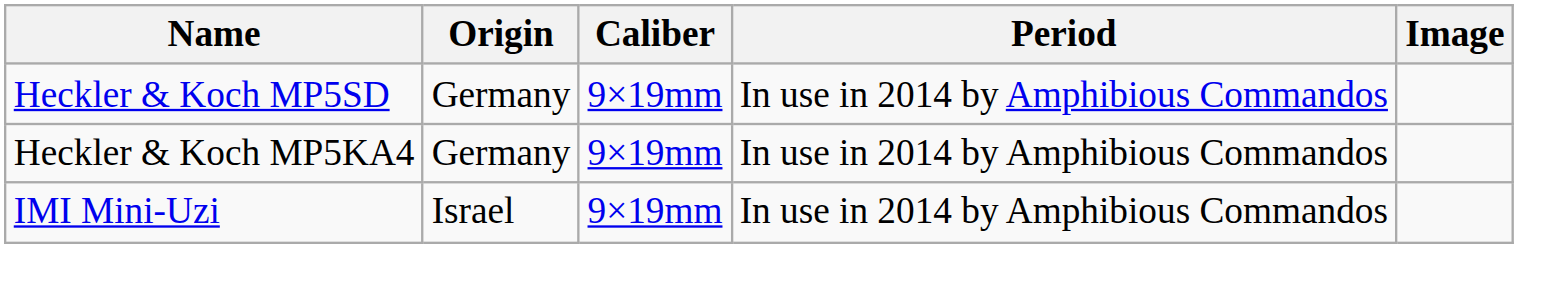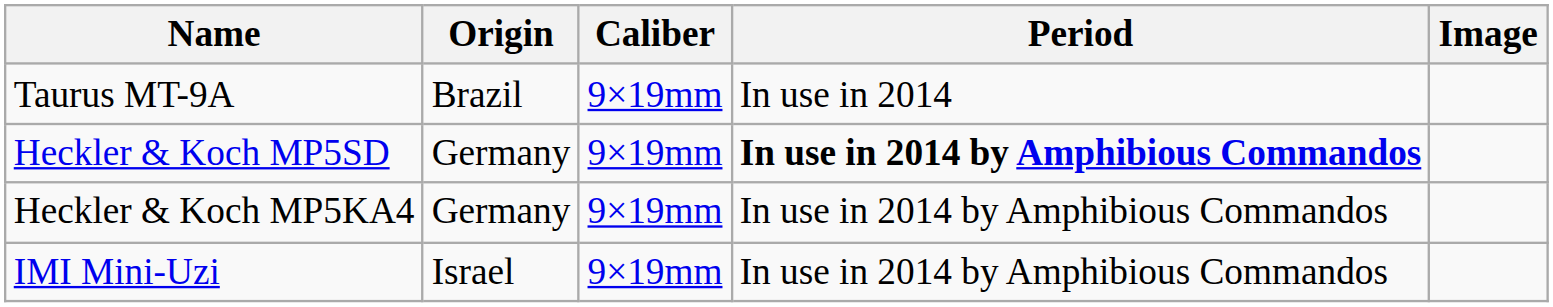+ row: (124, 93)
(1064, 93) normal -> (1080, 152) bold
